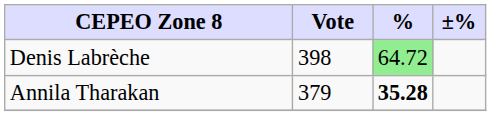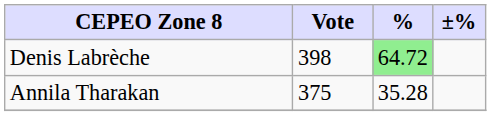(315, 92) 379 -> (315, 92) 375
(403, 92) bold -> (403, 92) normal
